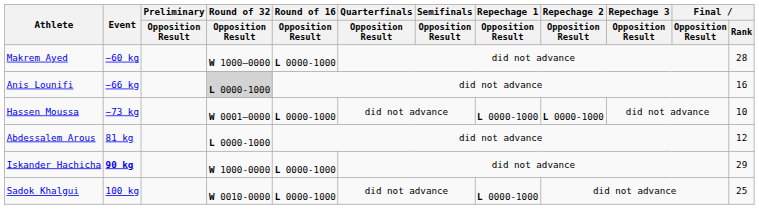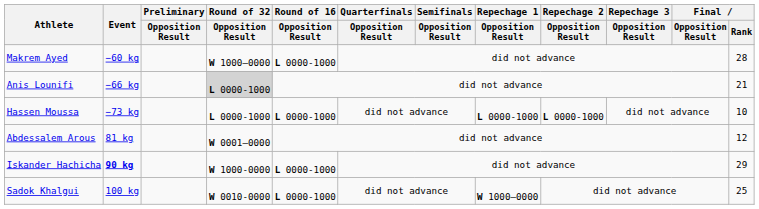(742, 84) 16 -> (742, 84) 21
(240, 116) W 0001–0000 -> (240, 116) L 0000-1000
(240, 143) L 0000-1000 -> (240, 143) W 0001–0000
(508, 196) L 0000-1000 -> (508, 196) W 1000–0000
